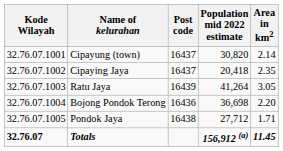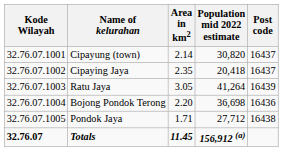columns swapped: (264, 25) <-> (183, 25)
